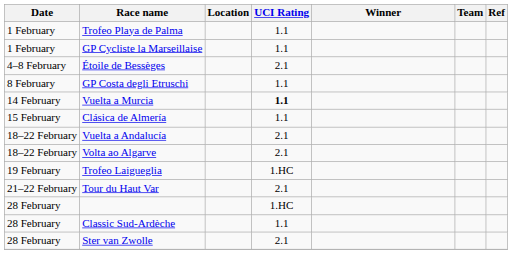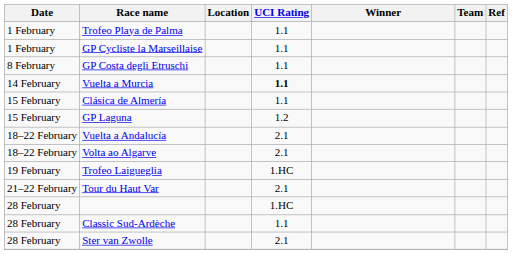- row: (36, 65)
+ row: (34, 118)
